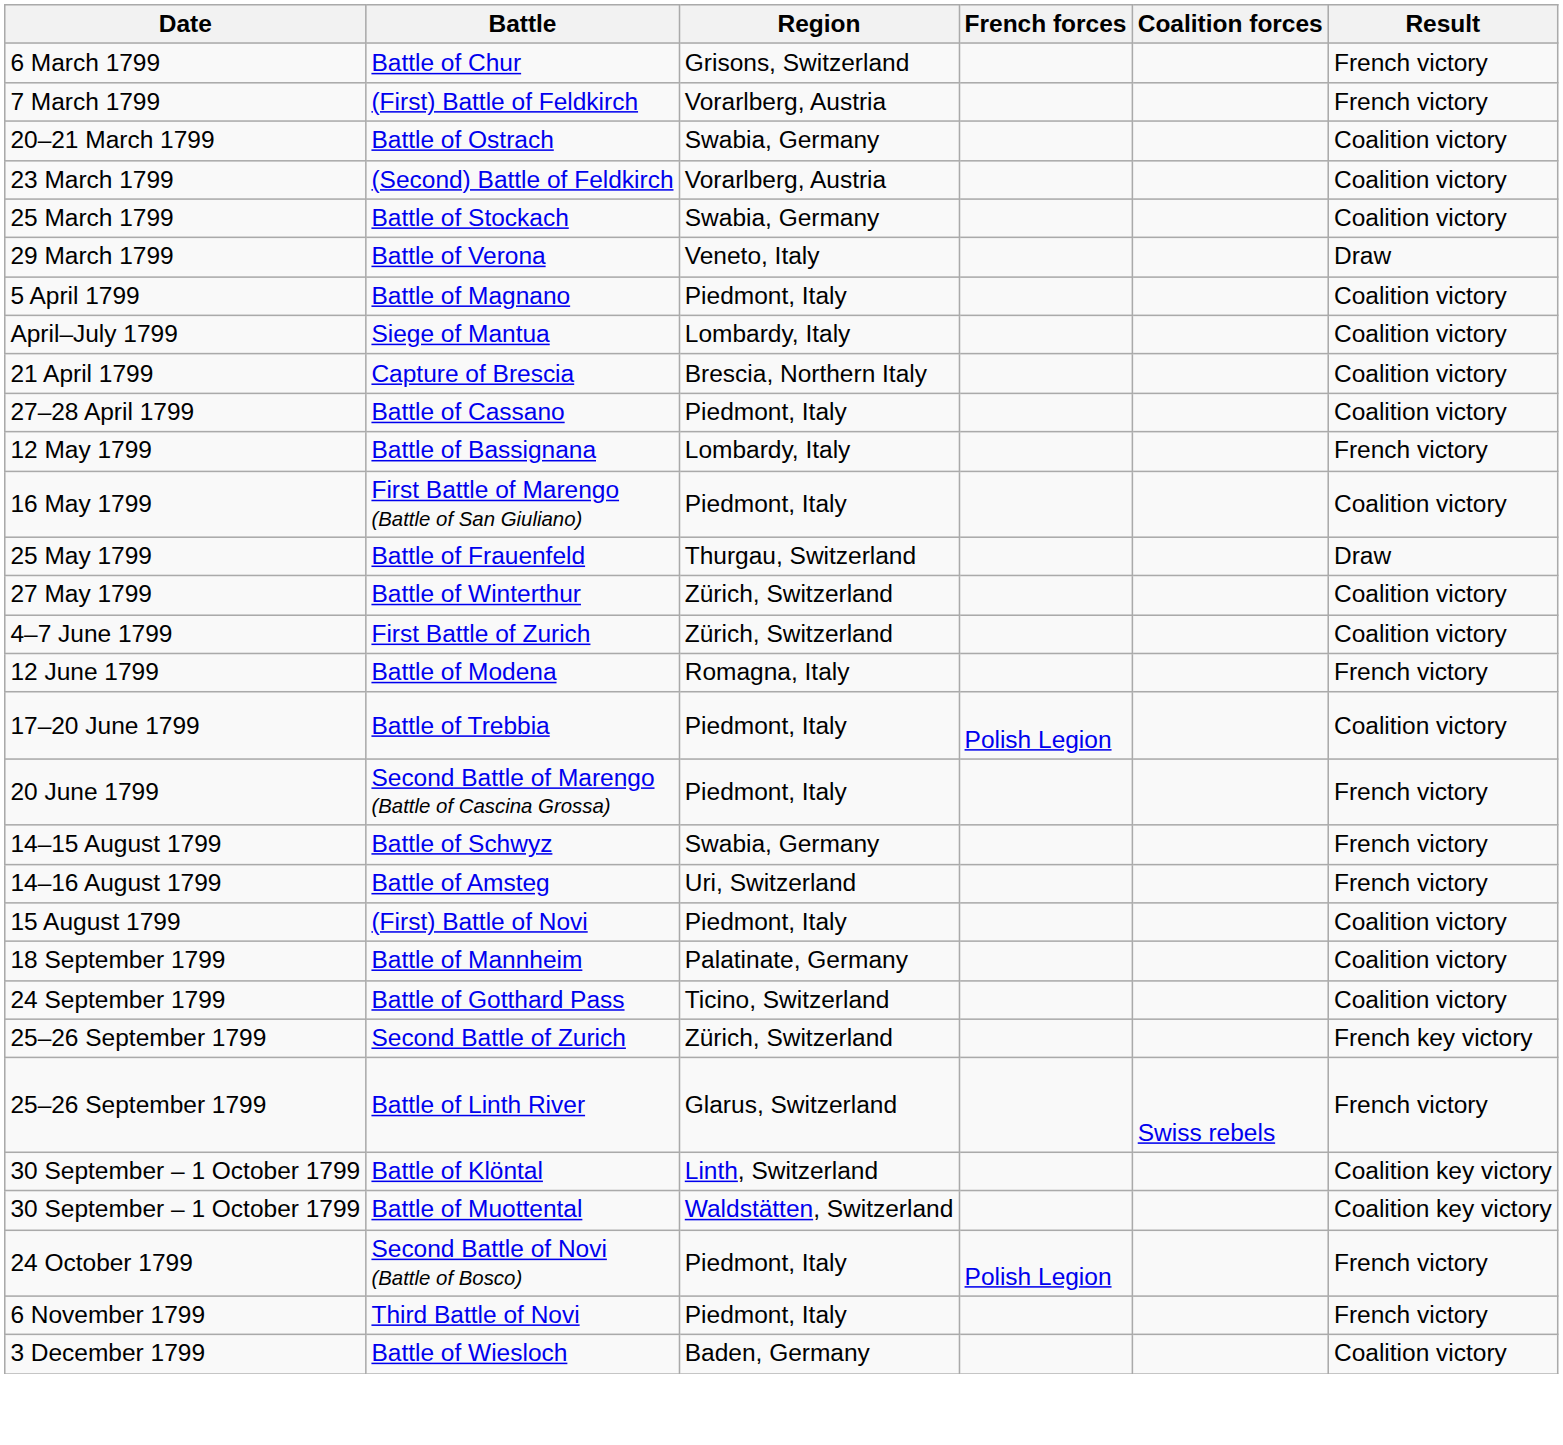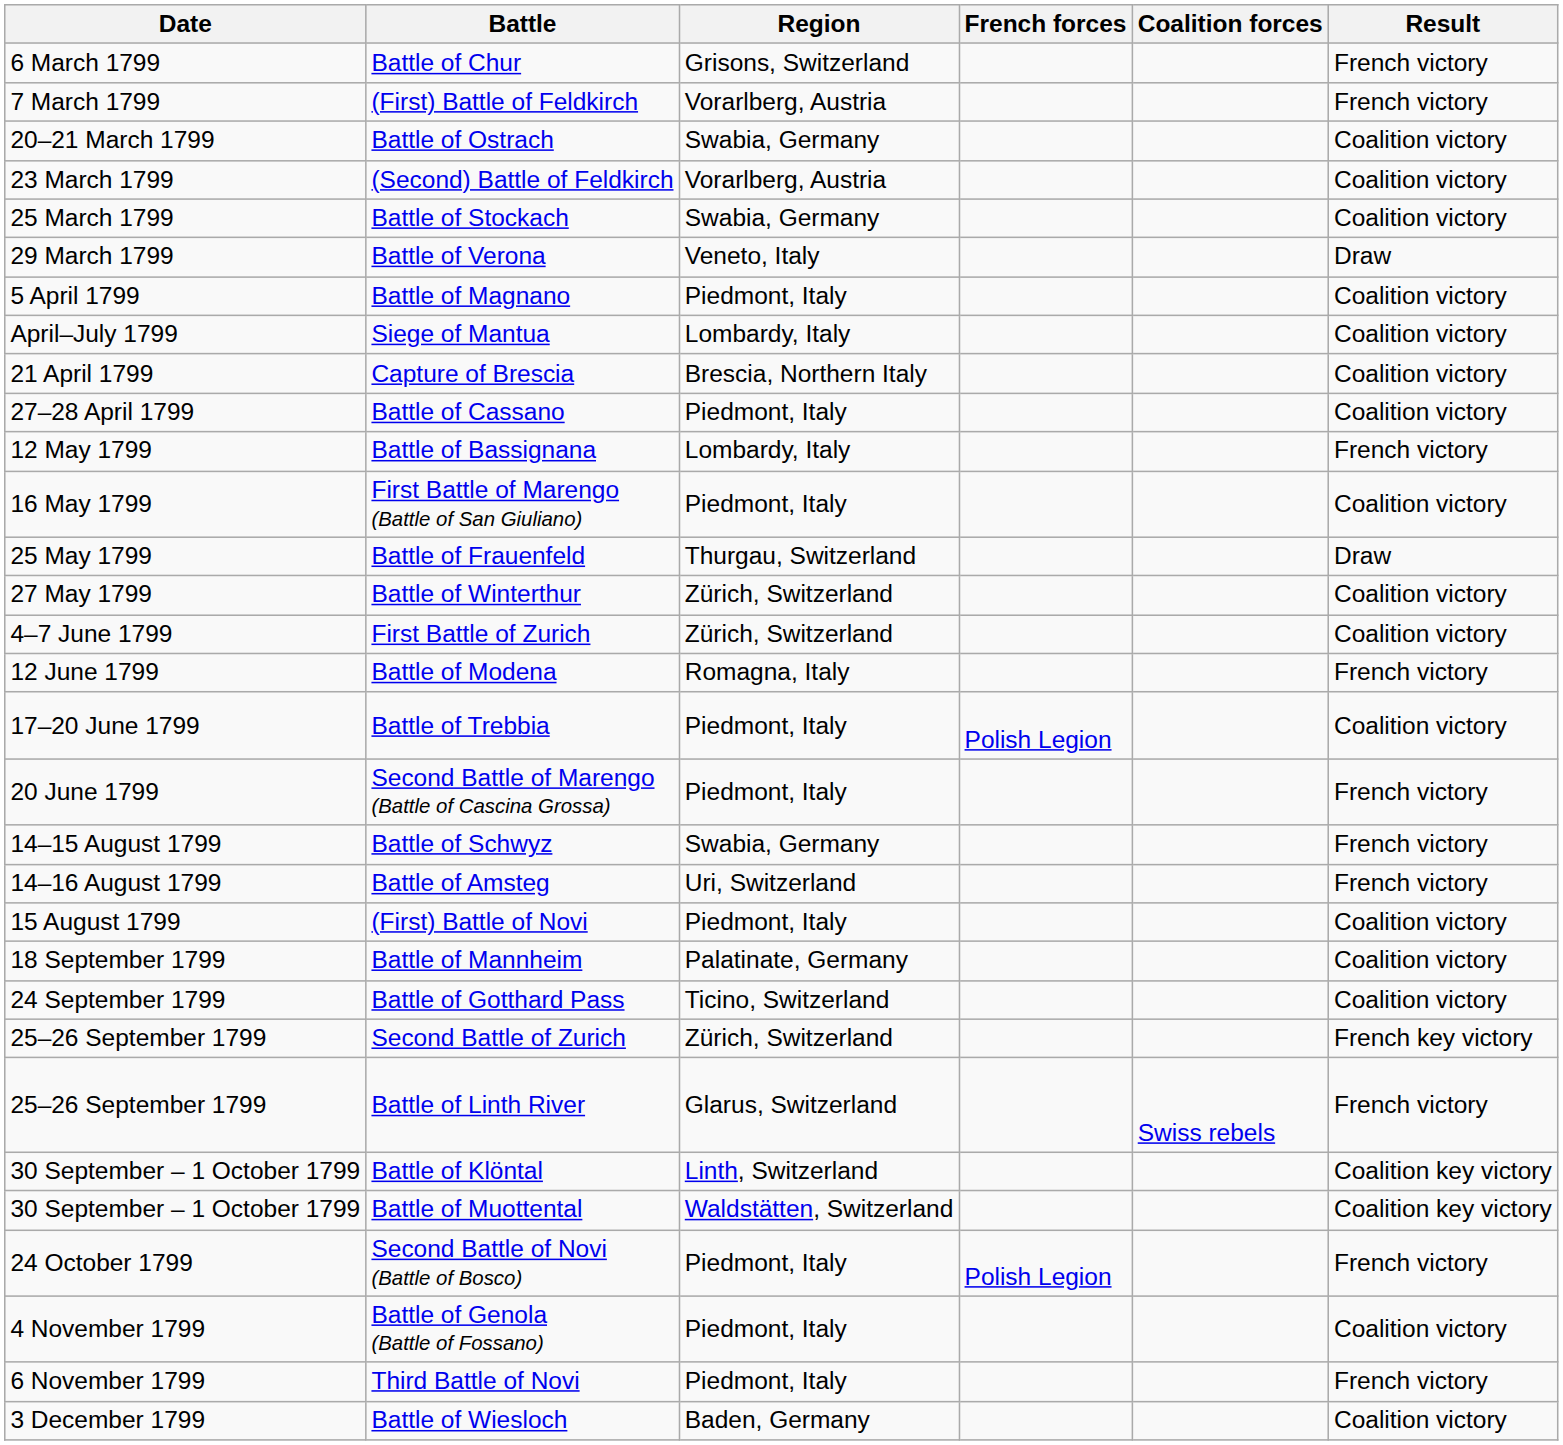+ row: (459, 1328)
